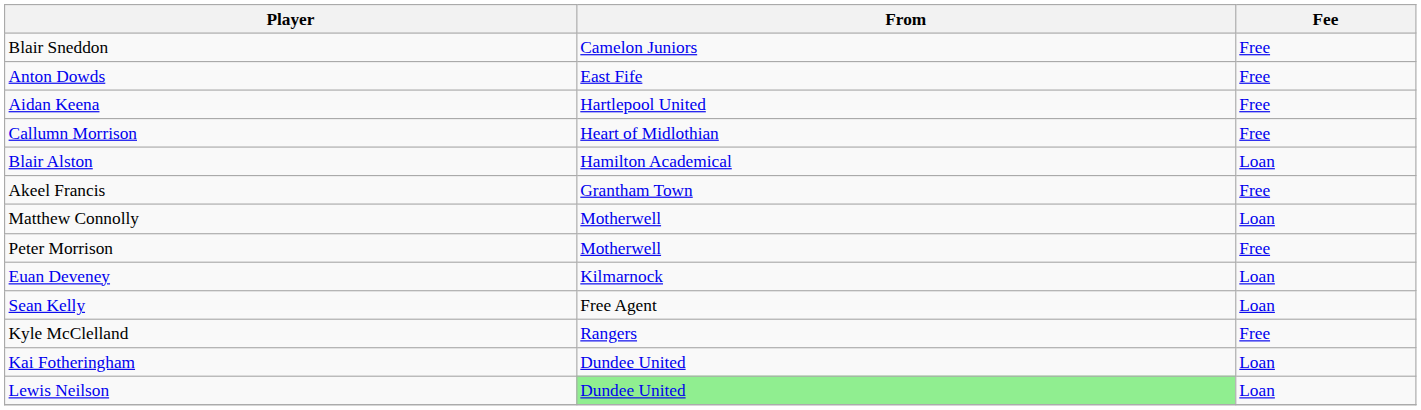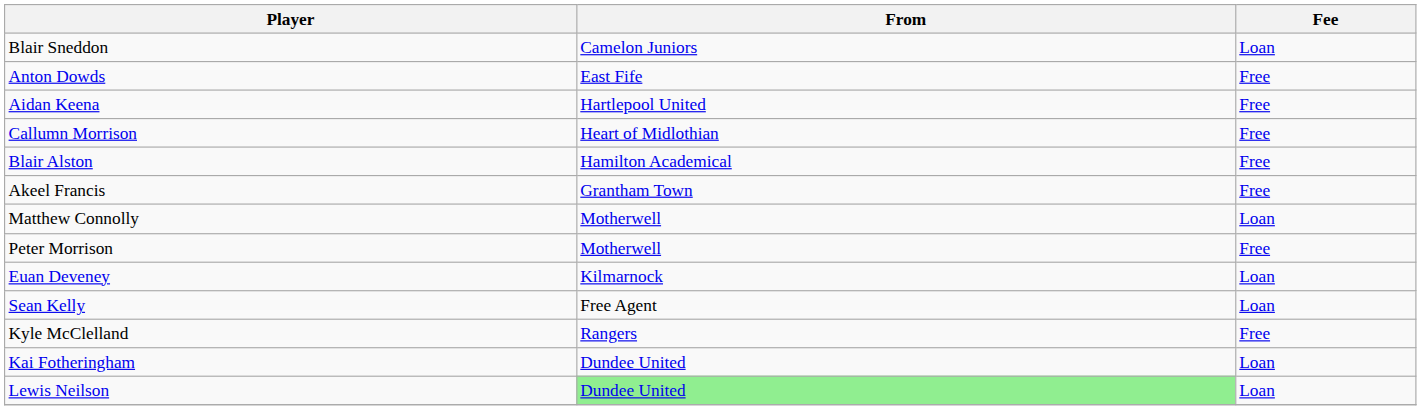(1255, 47) Free -> (1257, 47) Loan
(1257, 161) Loan -> (1255, 161) Free
